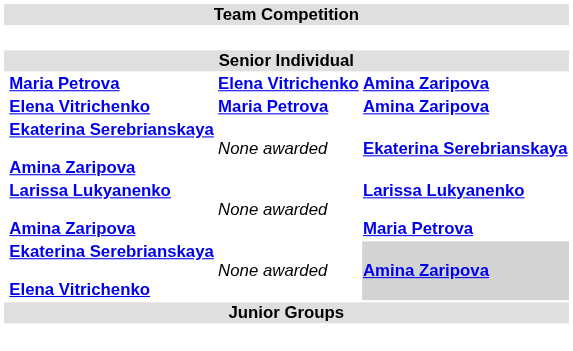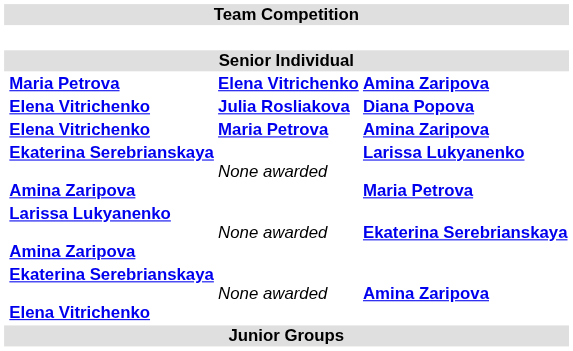+ row: (80, 106)
(465, 148) Ekaterina Serebrianskaya -> (444, 172) Larissa Lukyanenko Maria Petrova
(444, 209) Larissa Lukyanenko Maria Petrova -> (465, 232) Ekaterina Serebrianskaya
(426, 270) lightgrey background -> (426, 293) no background
